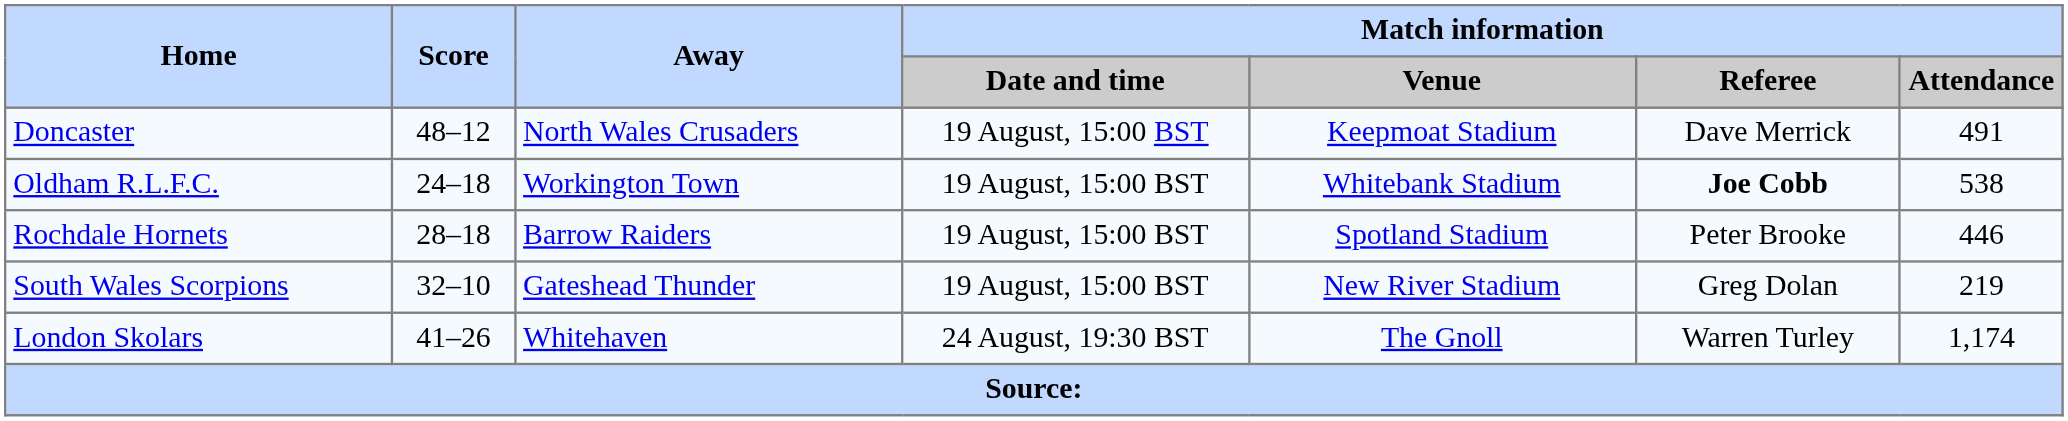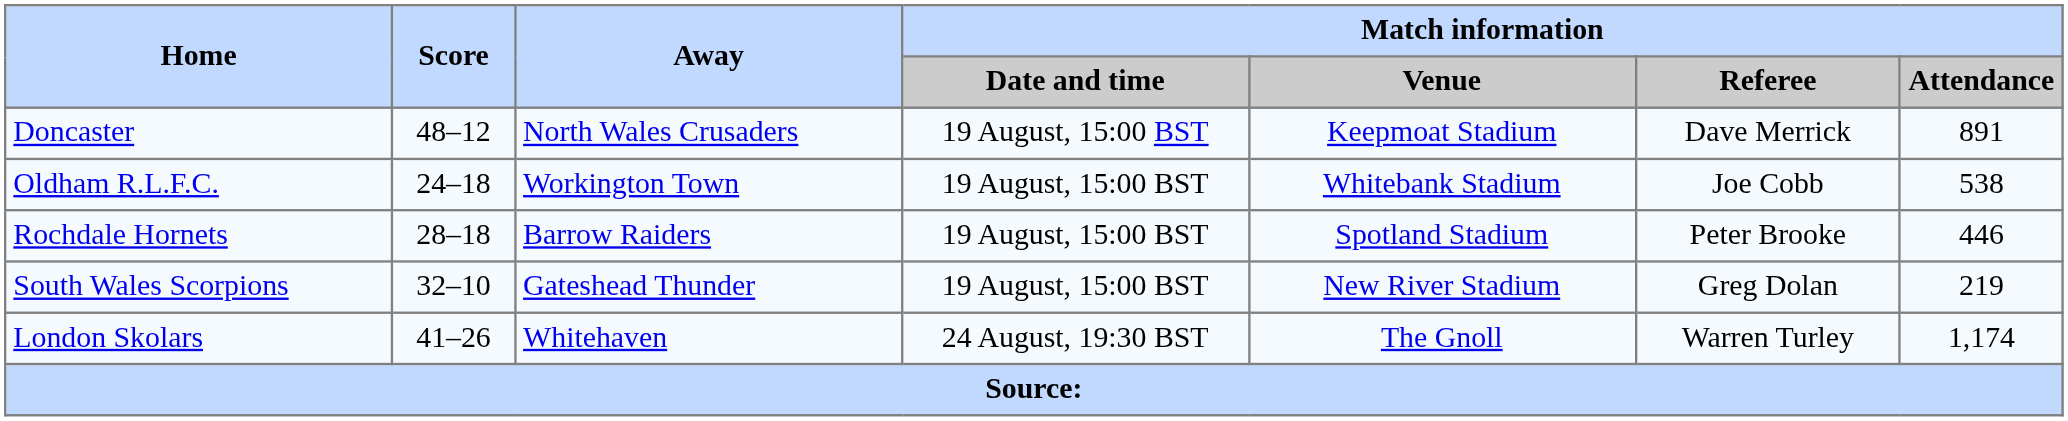(1981, 132) 491 -> (1981, 132) 891
(1768, 183) bold -> (1768, 183) normal
